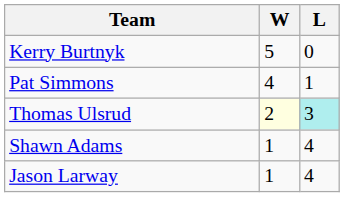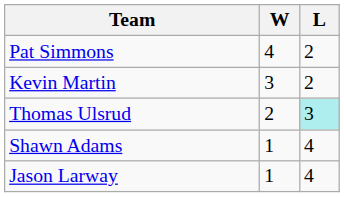- row: (67, 51)
(309, 82) 1 -> (309, 51) 2
+ row: (62, 82)
(269, 113) lightyellow background -> (269, 113) no background
